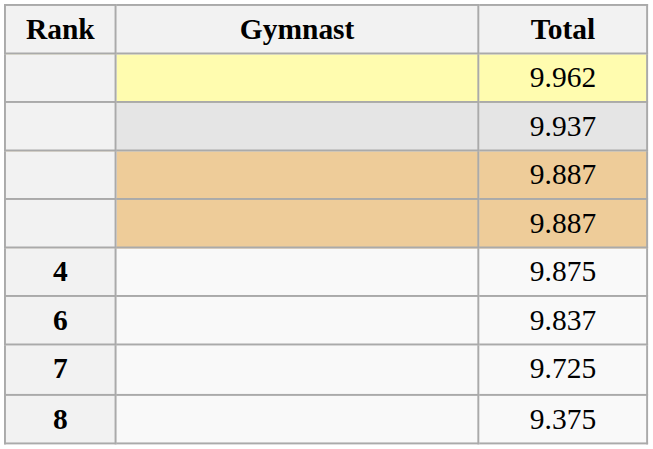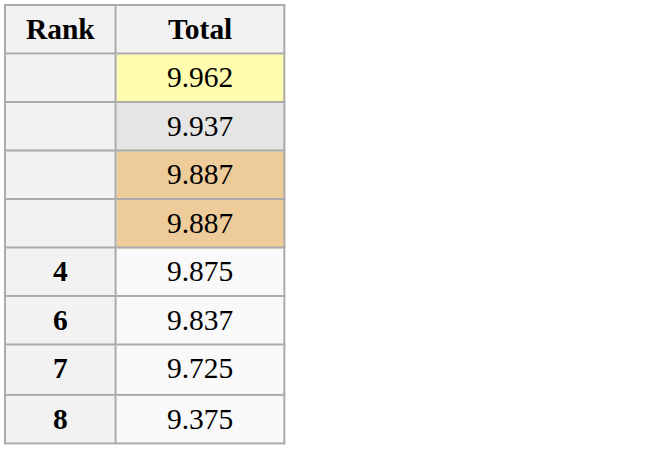- column: (297, 28)
